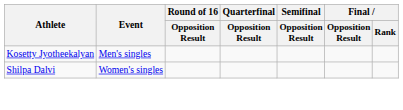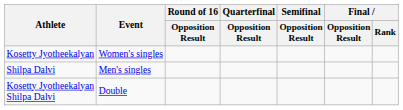(125, 54) Men's singles -> (131, 54) Women's singles
(131, 70) Women's singles -> (125, 70) Men's singles
+ row: (50, 92)
